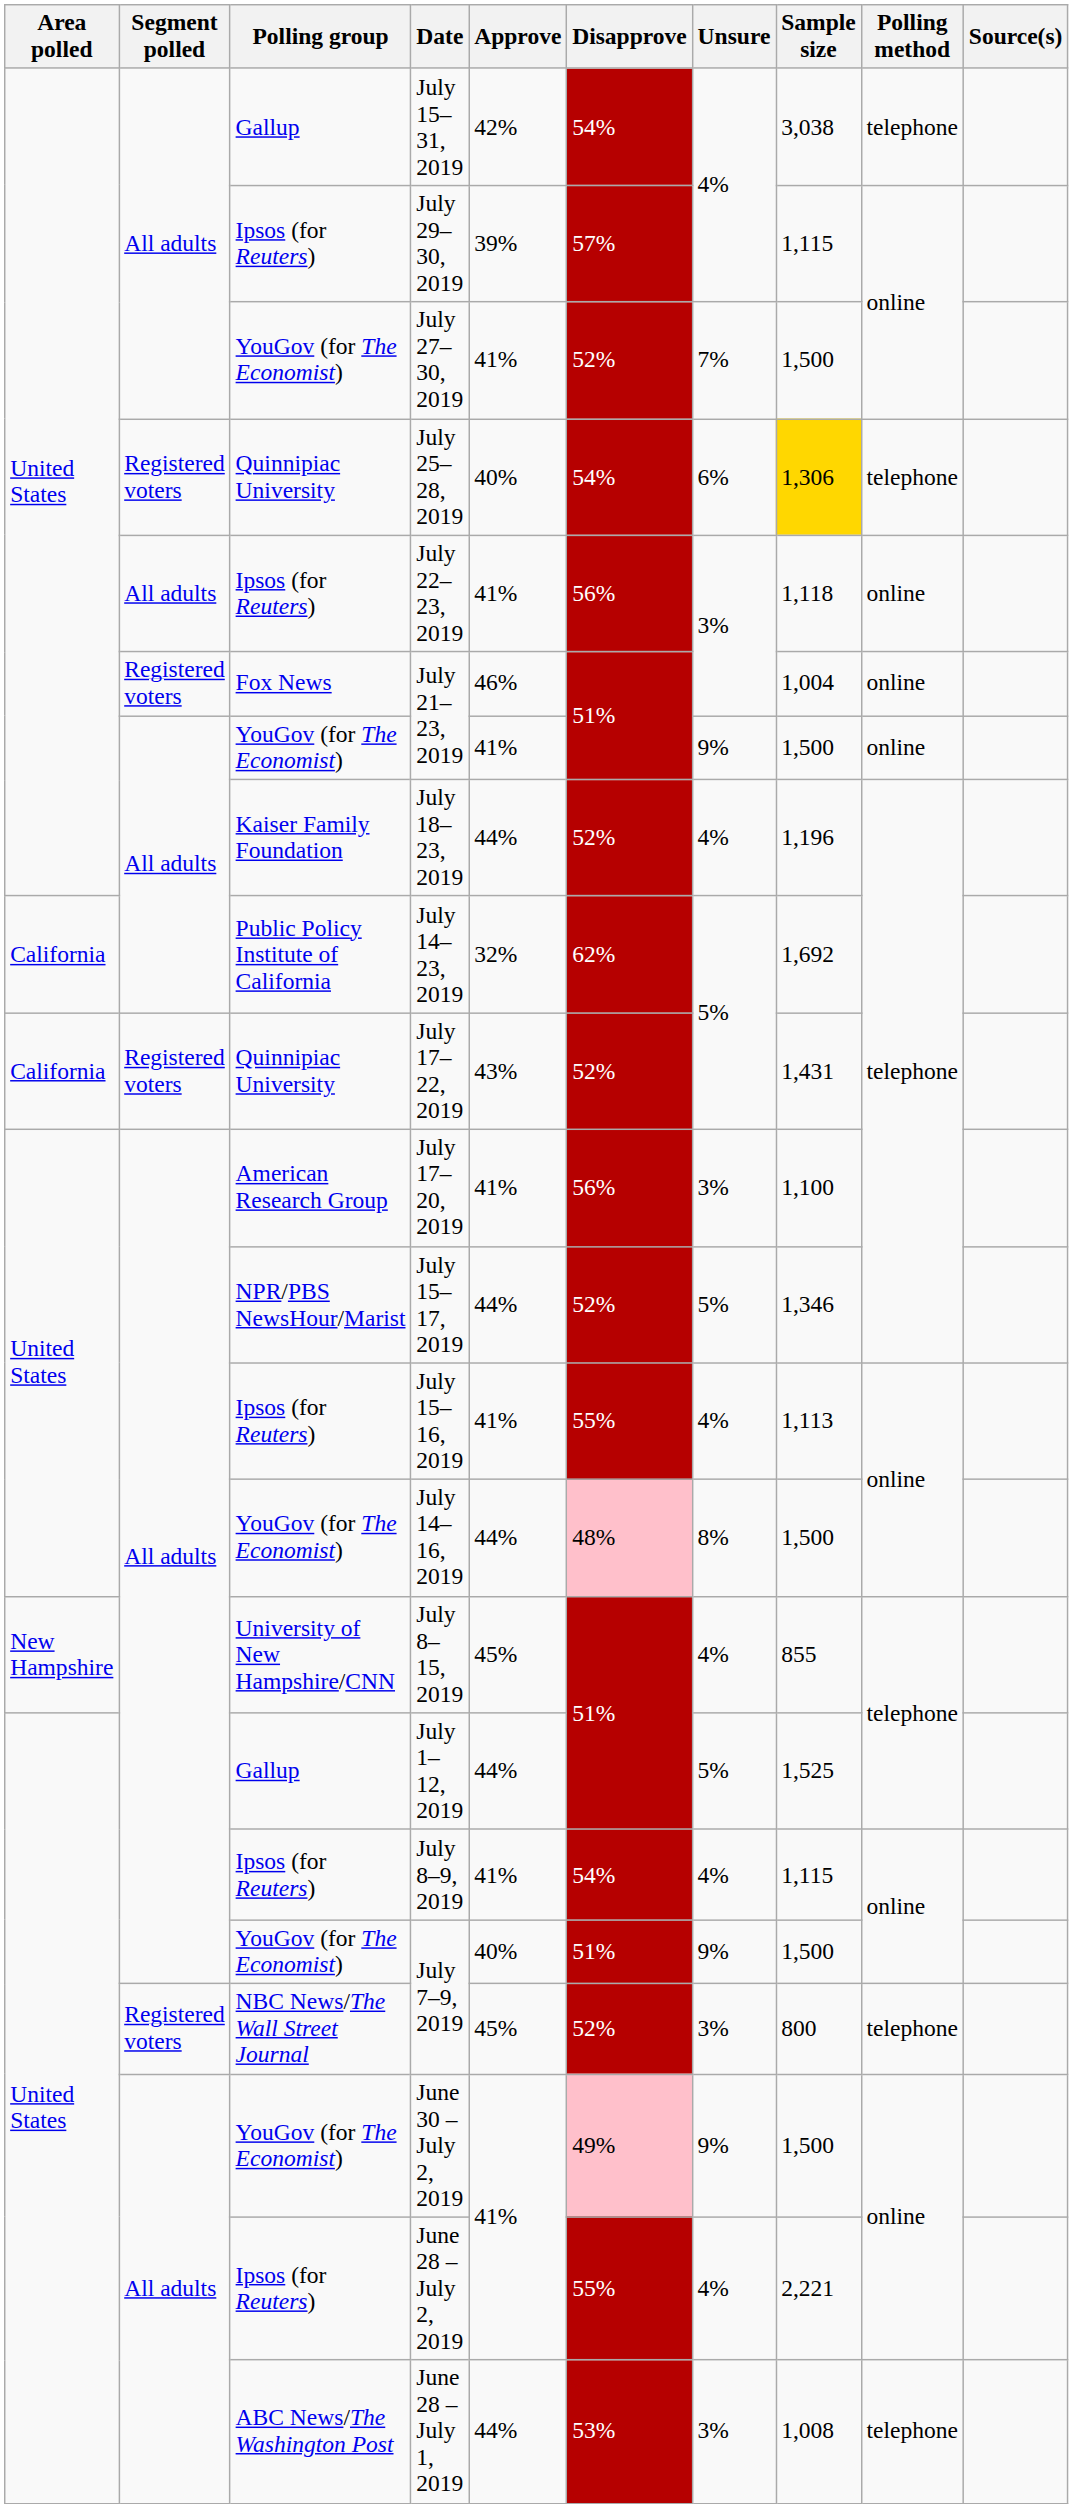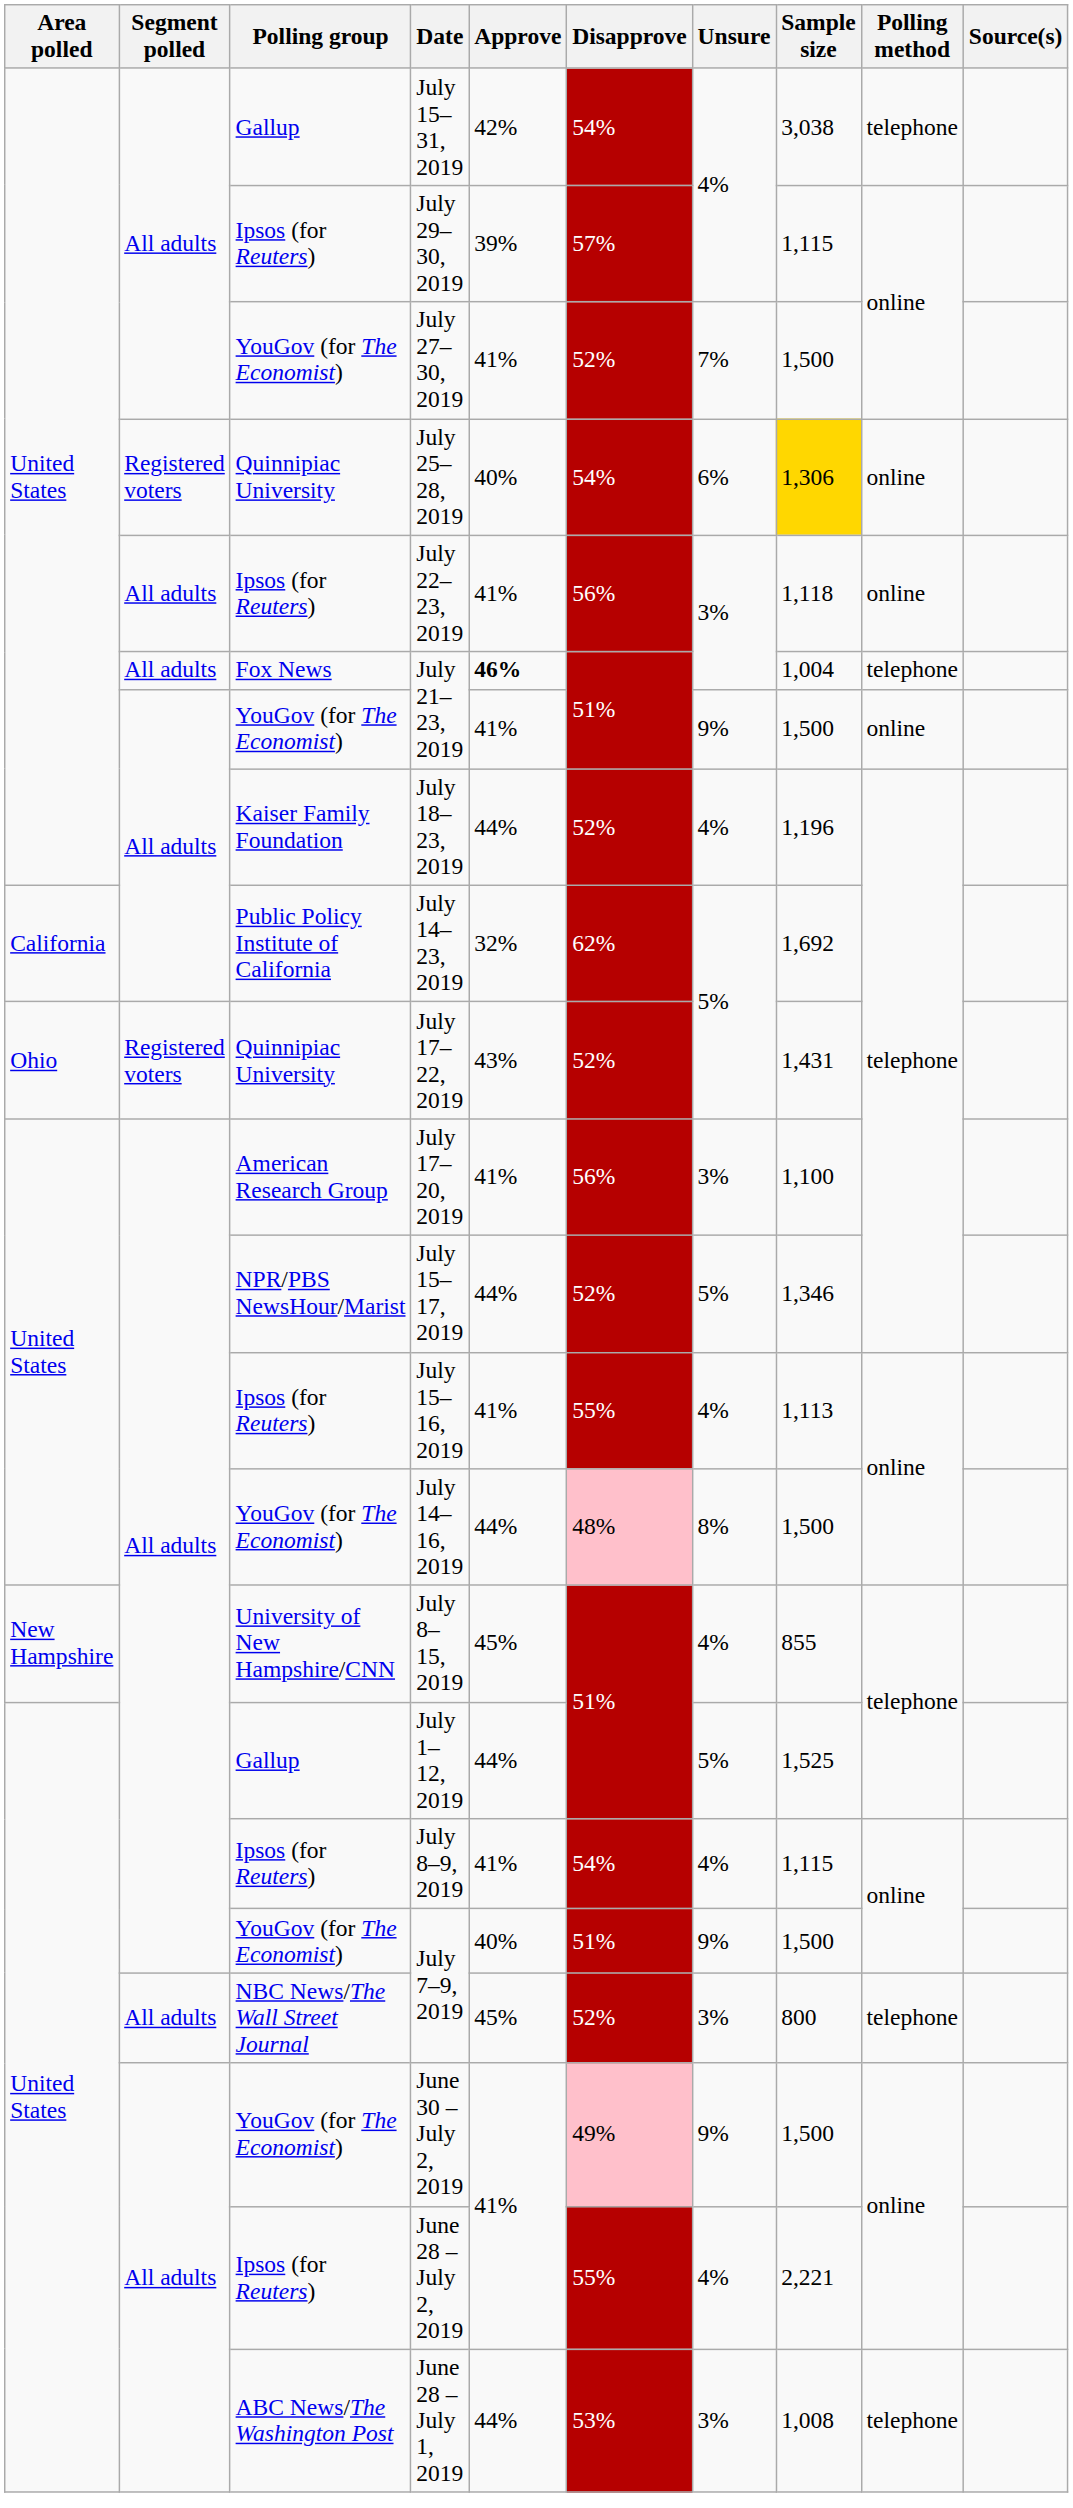(912, 476) telephone -> (896, 476) online
(174, 683) Registered voters -> (170, 670) All adults
(496, 683) normal -> (498, 670) bold
(896, 683) online -> (912, 670) telephone
(58, 1070) California -> (34, 1060) Ohio
(174, 2028) Registered voters -> (170, 2017) All adults
